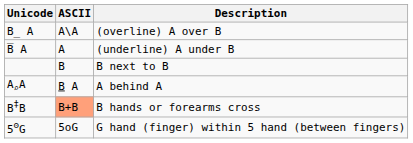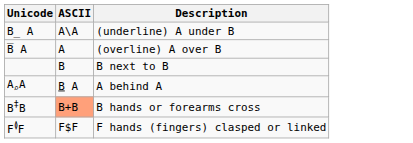(159, 31) (overline) A over B -> (165, 31) (underline) A under B
(165, 49) (underline) A under B -> (159, 49) (overline) A over B
+ row: (16, 127)
- row: (16, 127)
